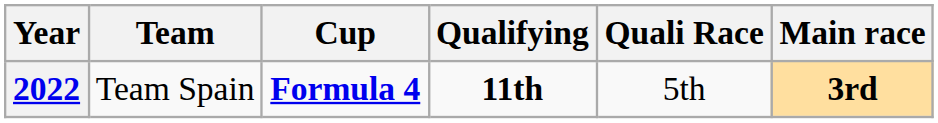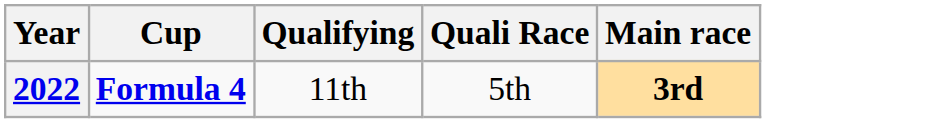- column: (175, 32)
(512, 87) bold -> (338, 87) normal
